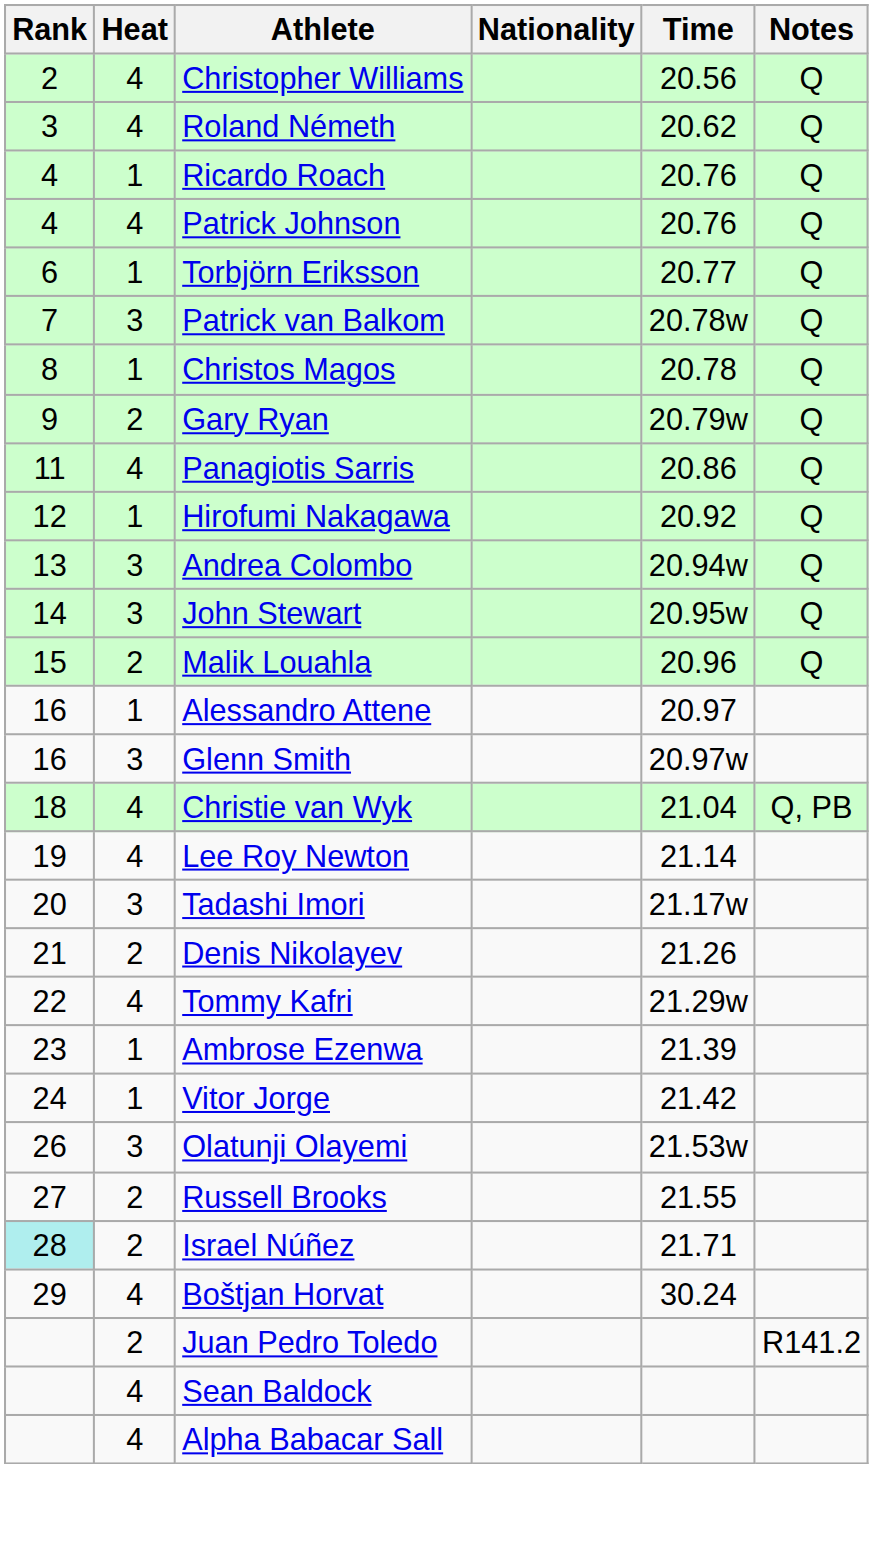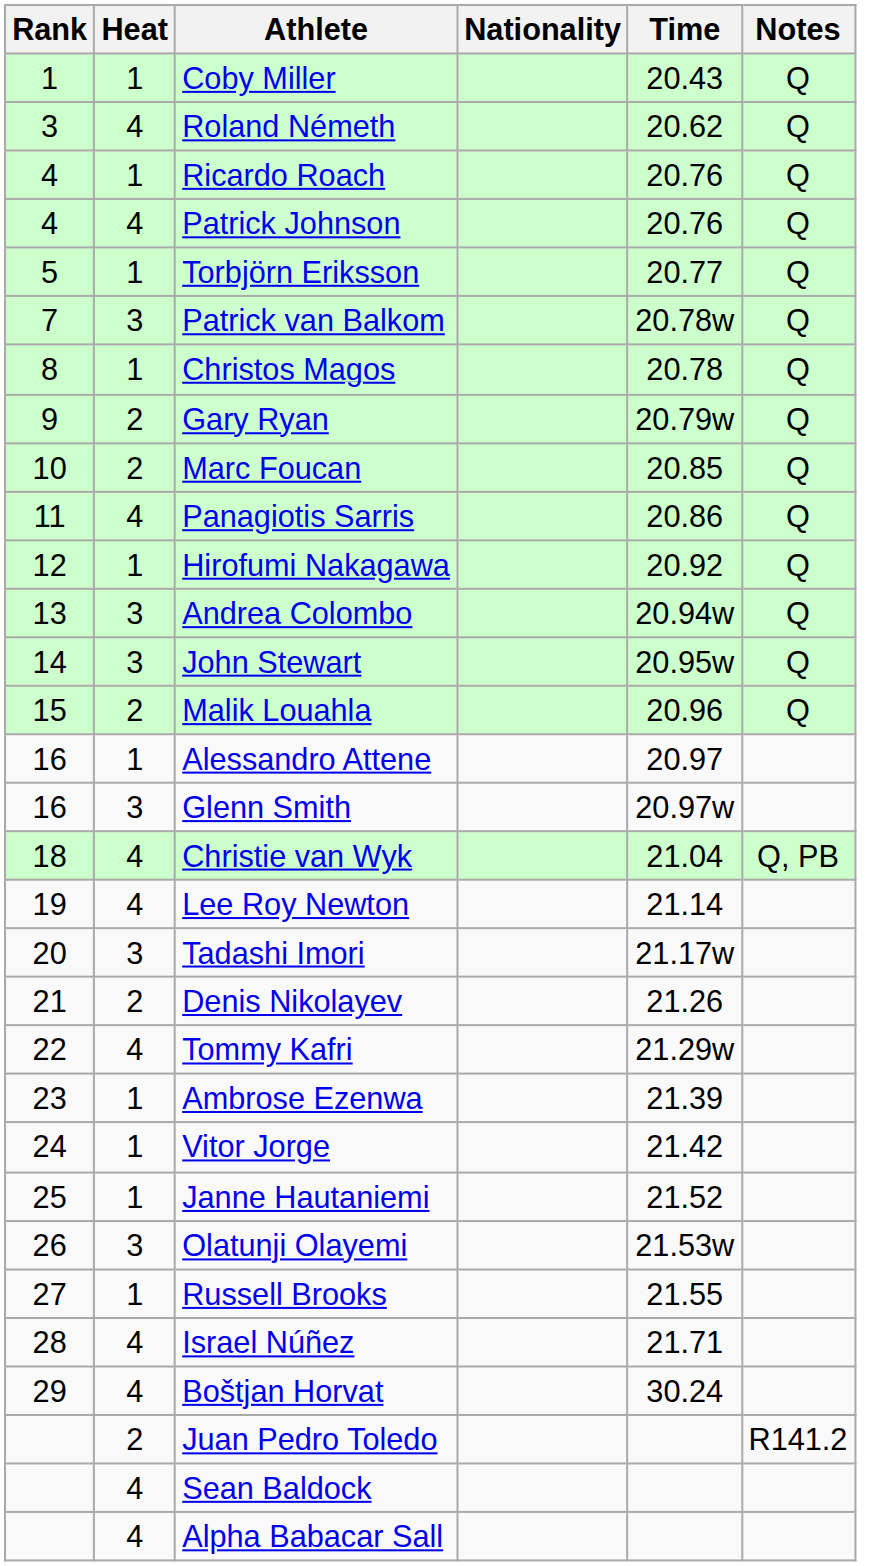+ row: (259, 78)
- row: (323, 78)
(50, 273) 6 -> (50, 273) 5
+ row: (272, 467)
+ row: (306, 1196)
(135, 1196) 2 -> (135, 1293) 1
(50, 1245) paleturquoise background -> (50, 1342) no background
(135, 1245) 2 -> (135, 1342) 4
